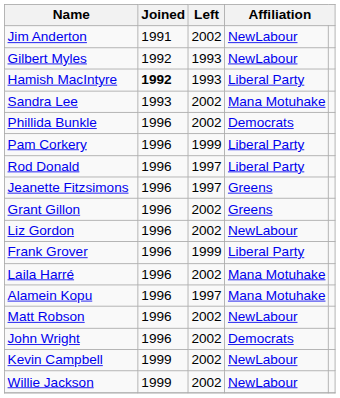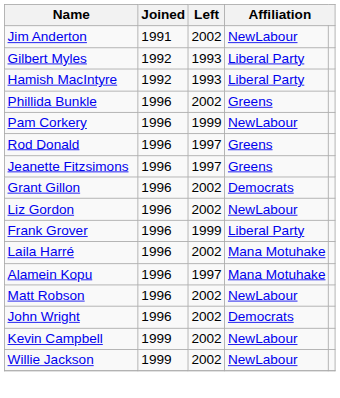(263, 58) NewLabour -> (266, 58) Liberal Party
(156, 79) bold -> (156, 79) normal
- row: (43, 101)
(261, 123) Democrats -> (250, 101) Greens
(266, 144) Liberal Party -> (263, 123) NewLabour
(266, 166) Liberal Party -> (250, 144) Greens
(250, 209) Greens -> (261, 187) Democrats
